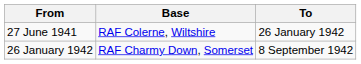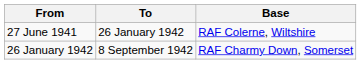columns swapped: (306, 13) <-> (176, 13)
